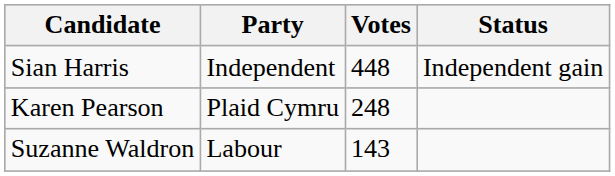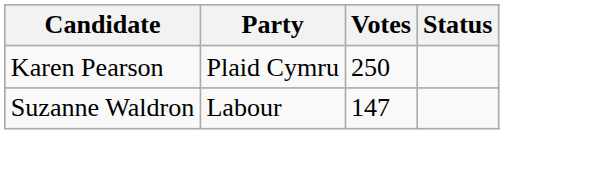- row: (70, 66)
(371, 107) 248 -> (371, 66) 250
(371, 149) 143 -> (371, 107) 147
